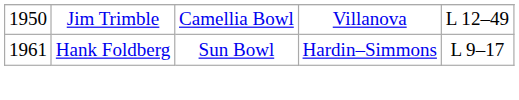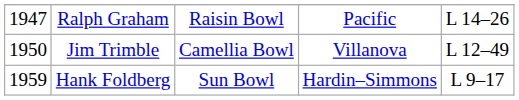+ row: (113, 19)
(28, 49) 1961 -> (28, 79) 1959
